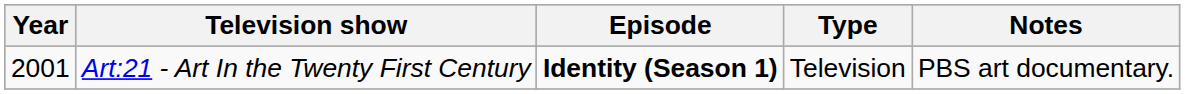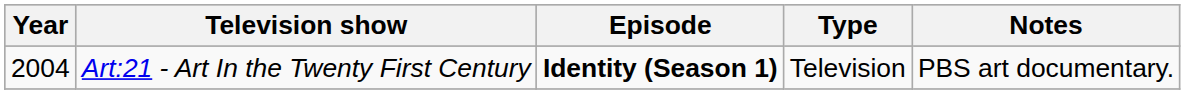(40, 67) 2001 -> (40, 67) 2004
